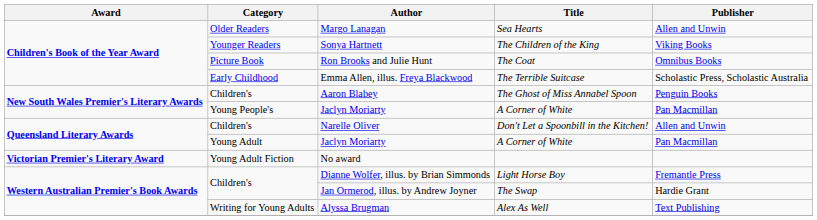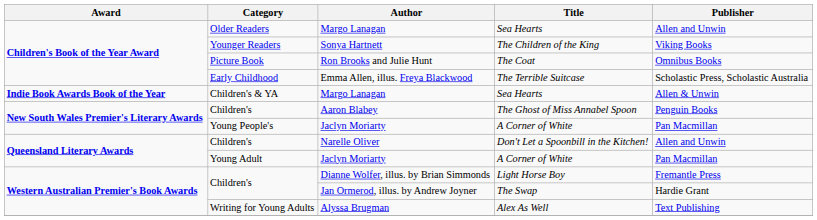+ row: (244, 93)
- row: (252, 158)
